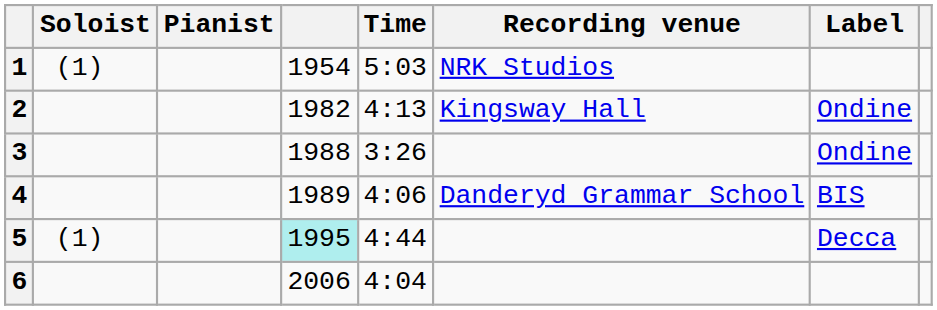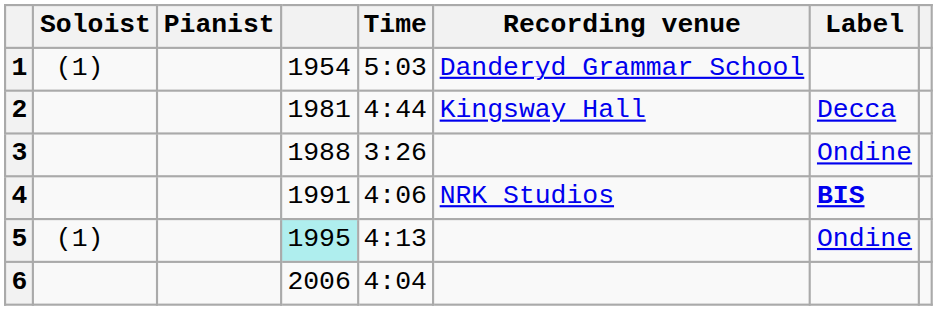(527, 69) NRK Studios -> (622, 69) Danderyd Grammar School
(319, 112) 1982 -> (319, 112) 1981
(395, 112) 4:13 -> (395, 112) 4:44
(865, 112) Ondine -> (857, 112) Decca
(319, 197) 1989 -> (319, 197) 1991
(622, 197) Danderyd Grammar School -> (527, 197) NRK Studios
(841, 197) normal -> (841, 197) bold
(395, 240) 4:44 -> (395, 240) 4:13
(857, 240) Decca -> (865, 240) Ondine
